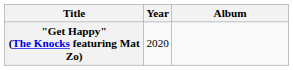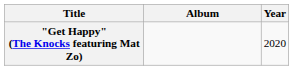columns swapped: (158, 13) <-> (230, 13)
